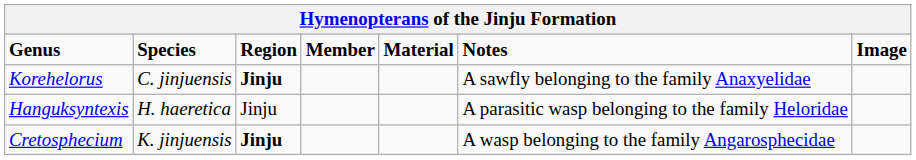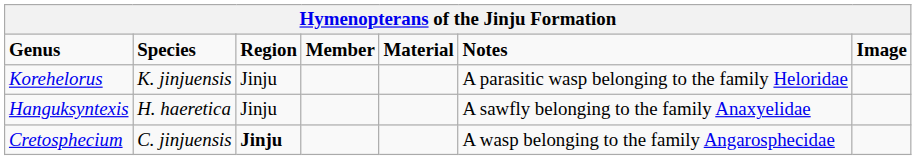(184, 79) C. jinjuensis -> (184, 79) K. jinjuensis
(261, 79) bold -> (259, 79) normal
(637, 79) A sawfly belonging to the family Anaxyelidae -> (655, 79) A parasitic wasp belonging to the family Heloridae
(655, 109) A parasitic wasp belonging to the family Heloridae -> (637, 109) A sawfly belonging to the family Anaxyelidae
(184, 139) K. jinjuensis -> (184, 139) C. jinjuensis
